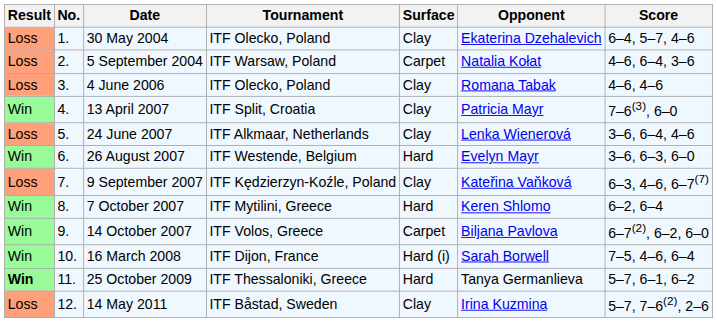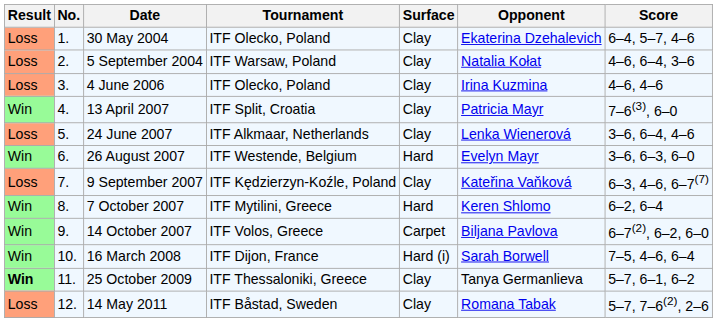(424, 61) Carpet -> (417, 61) Clay
(508, 84) Romana Tabak -> (504, 84) Irina Kuzmina
(418, 278) Hard -> (417, 278) Clay
(504, 303) Irina Kuzmina -> (508, 303) Romana Tabak
